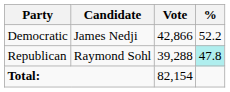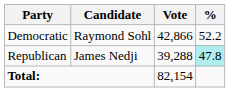(106, 35) James Nedji -> (113, 35) Raymond Sohl
(113, 55) Raymond Sohl -> (106, 55) James Nedji
